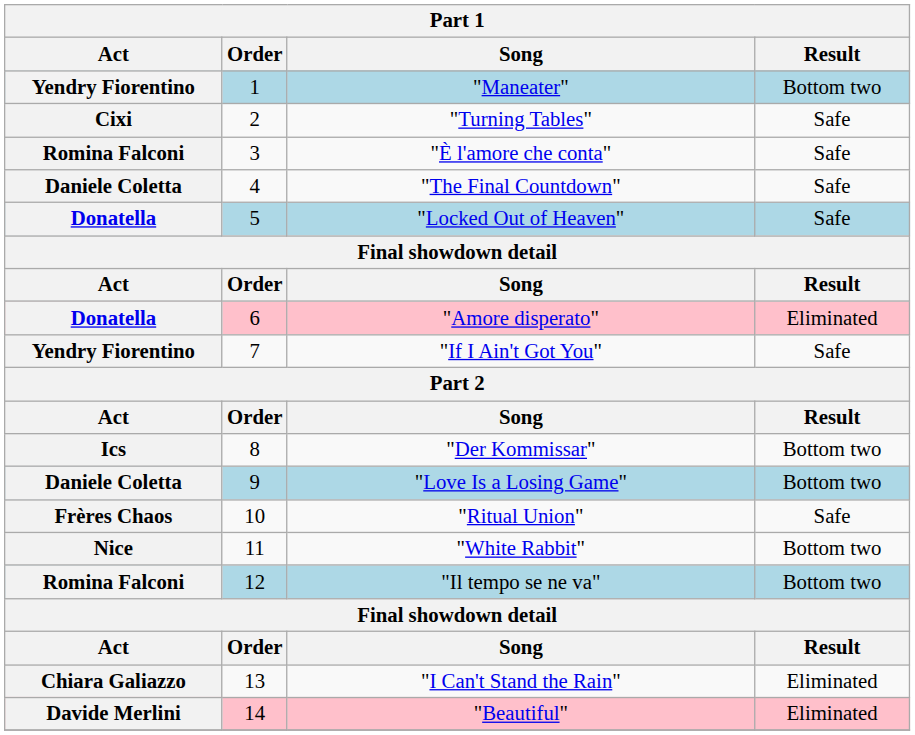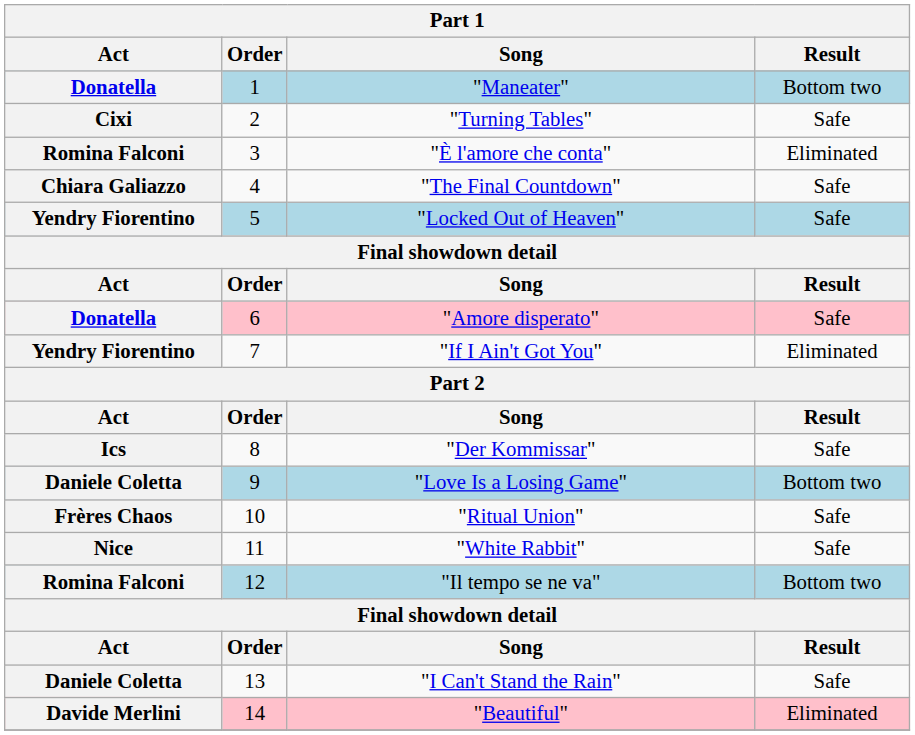(113, 86) Yendry Fiorentino -> (113, 86) Donatella
(832, 152) Safe -> (832, 152) Eliminated
(113, 185) Daniele Coletta -> (113, 185) Chiara Galiazzo
(113, 218) Donatella -> (113, 218) Yendry Fiorentino
(832, 317) Eliminated -> (832, 317) Safe
(832, 350) Safe -> (832, 350) Eliminated
(832, 449) Bottom two -> (832, 449) Safe
(832, 548) Bottom two -> (832, 548) Safe
(113, 680) Chiara Galiazzo -> (113, 680) Daniele Coletta
(832, 680) Eliminated -> (832, 680) Safe
